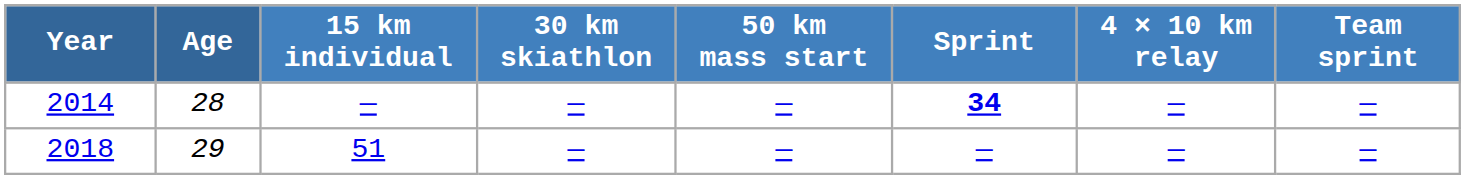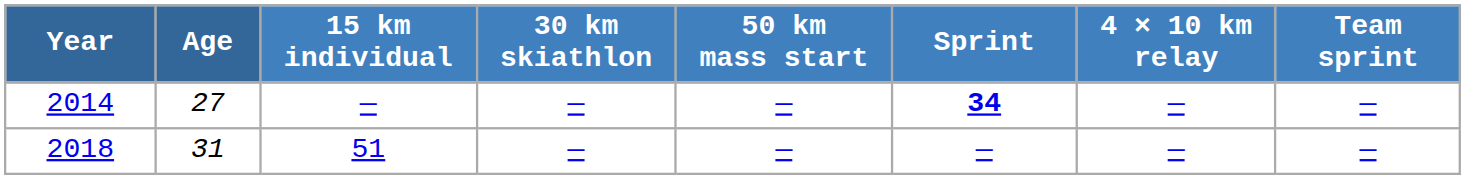(208, 106) 28 -> (208, 106) 27
(208, 151) 29 -> (208, 151) 31
